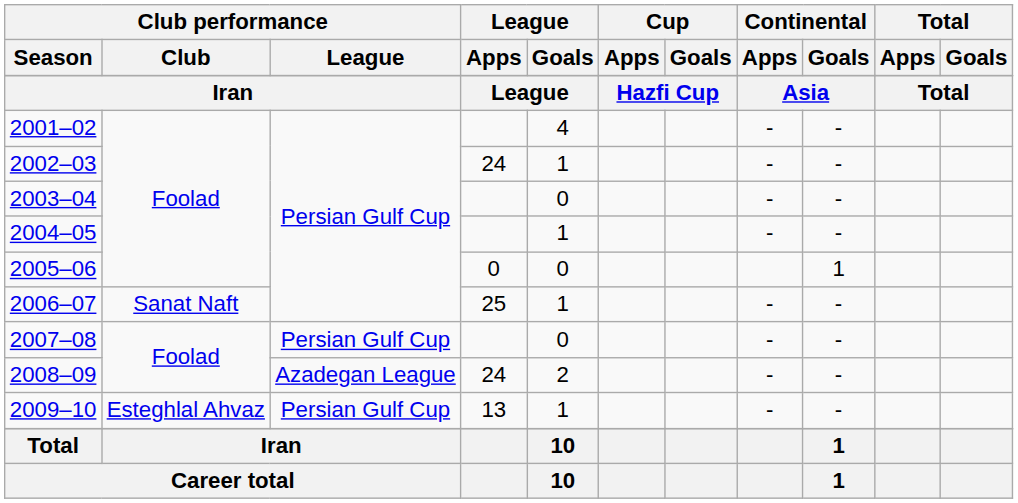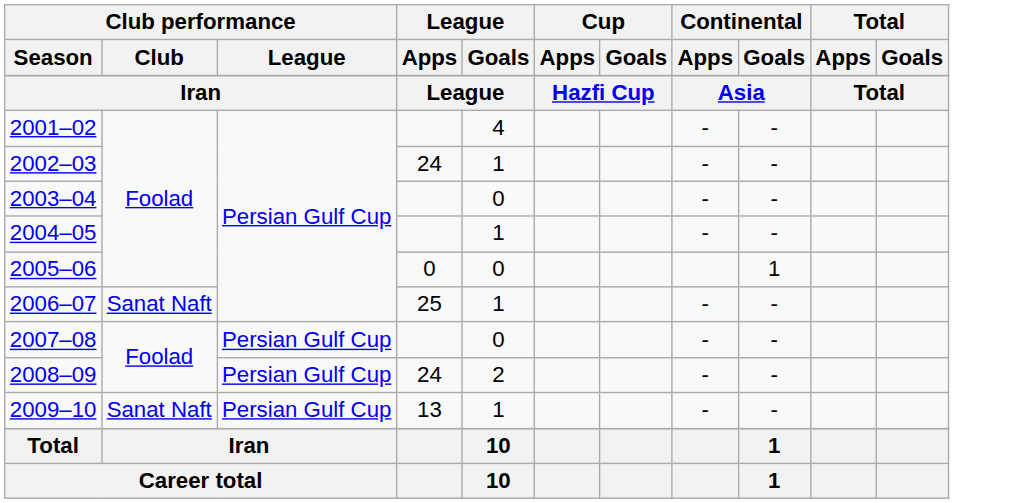(365, 374) Azadegan League -> (307, 374) Persian Gulf Cup
(186, 410) Esteghlal Ahvaz -> (159, 410) Sanat Naft
